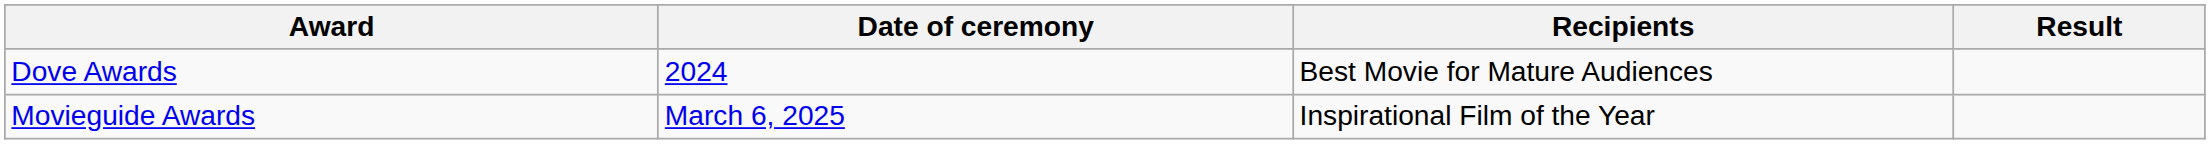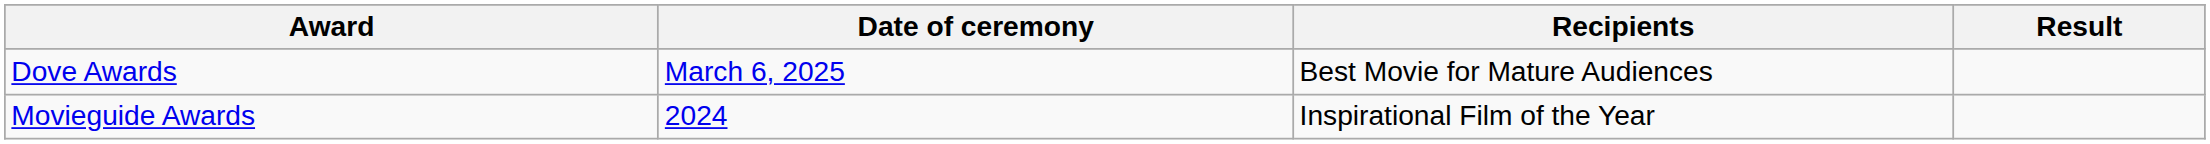(696, 71) 2024 -> (755, 71) March 6, 2025
(755, 116) March 6, 2025 -> (696, 116) 2024
